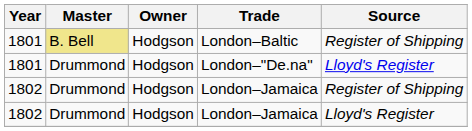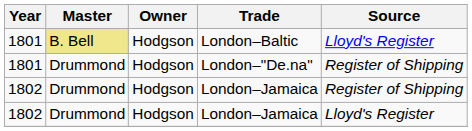(394, 41) Register of Shipping -> (379, 41) Lloyd's Register
(379, 65) Lloyd's Register -> (394, 65) Register of Shipping
